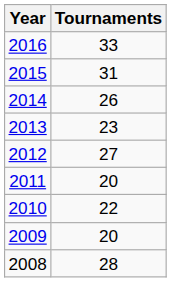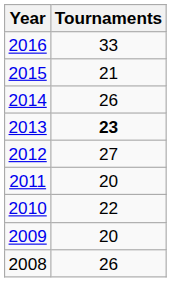(108, 73) 31 -> (108, 73) 21
(108, 127) normal -> (108, 127) bold
(108, 263) 28 -> (108, 263) 26
